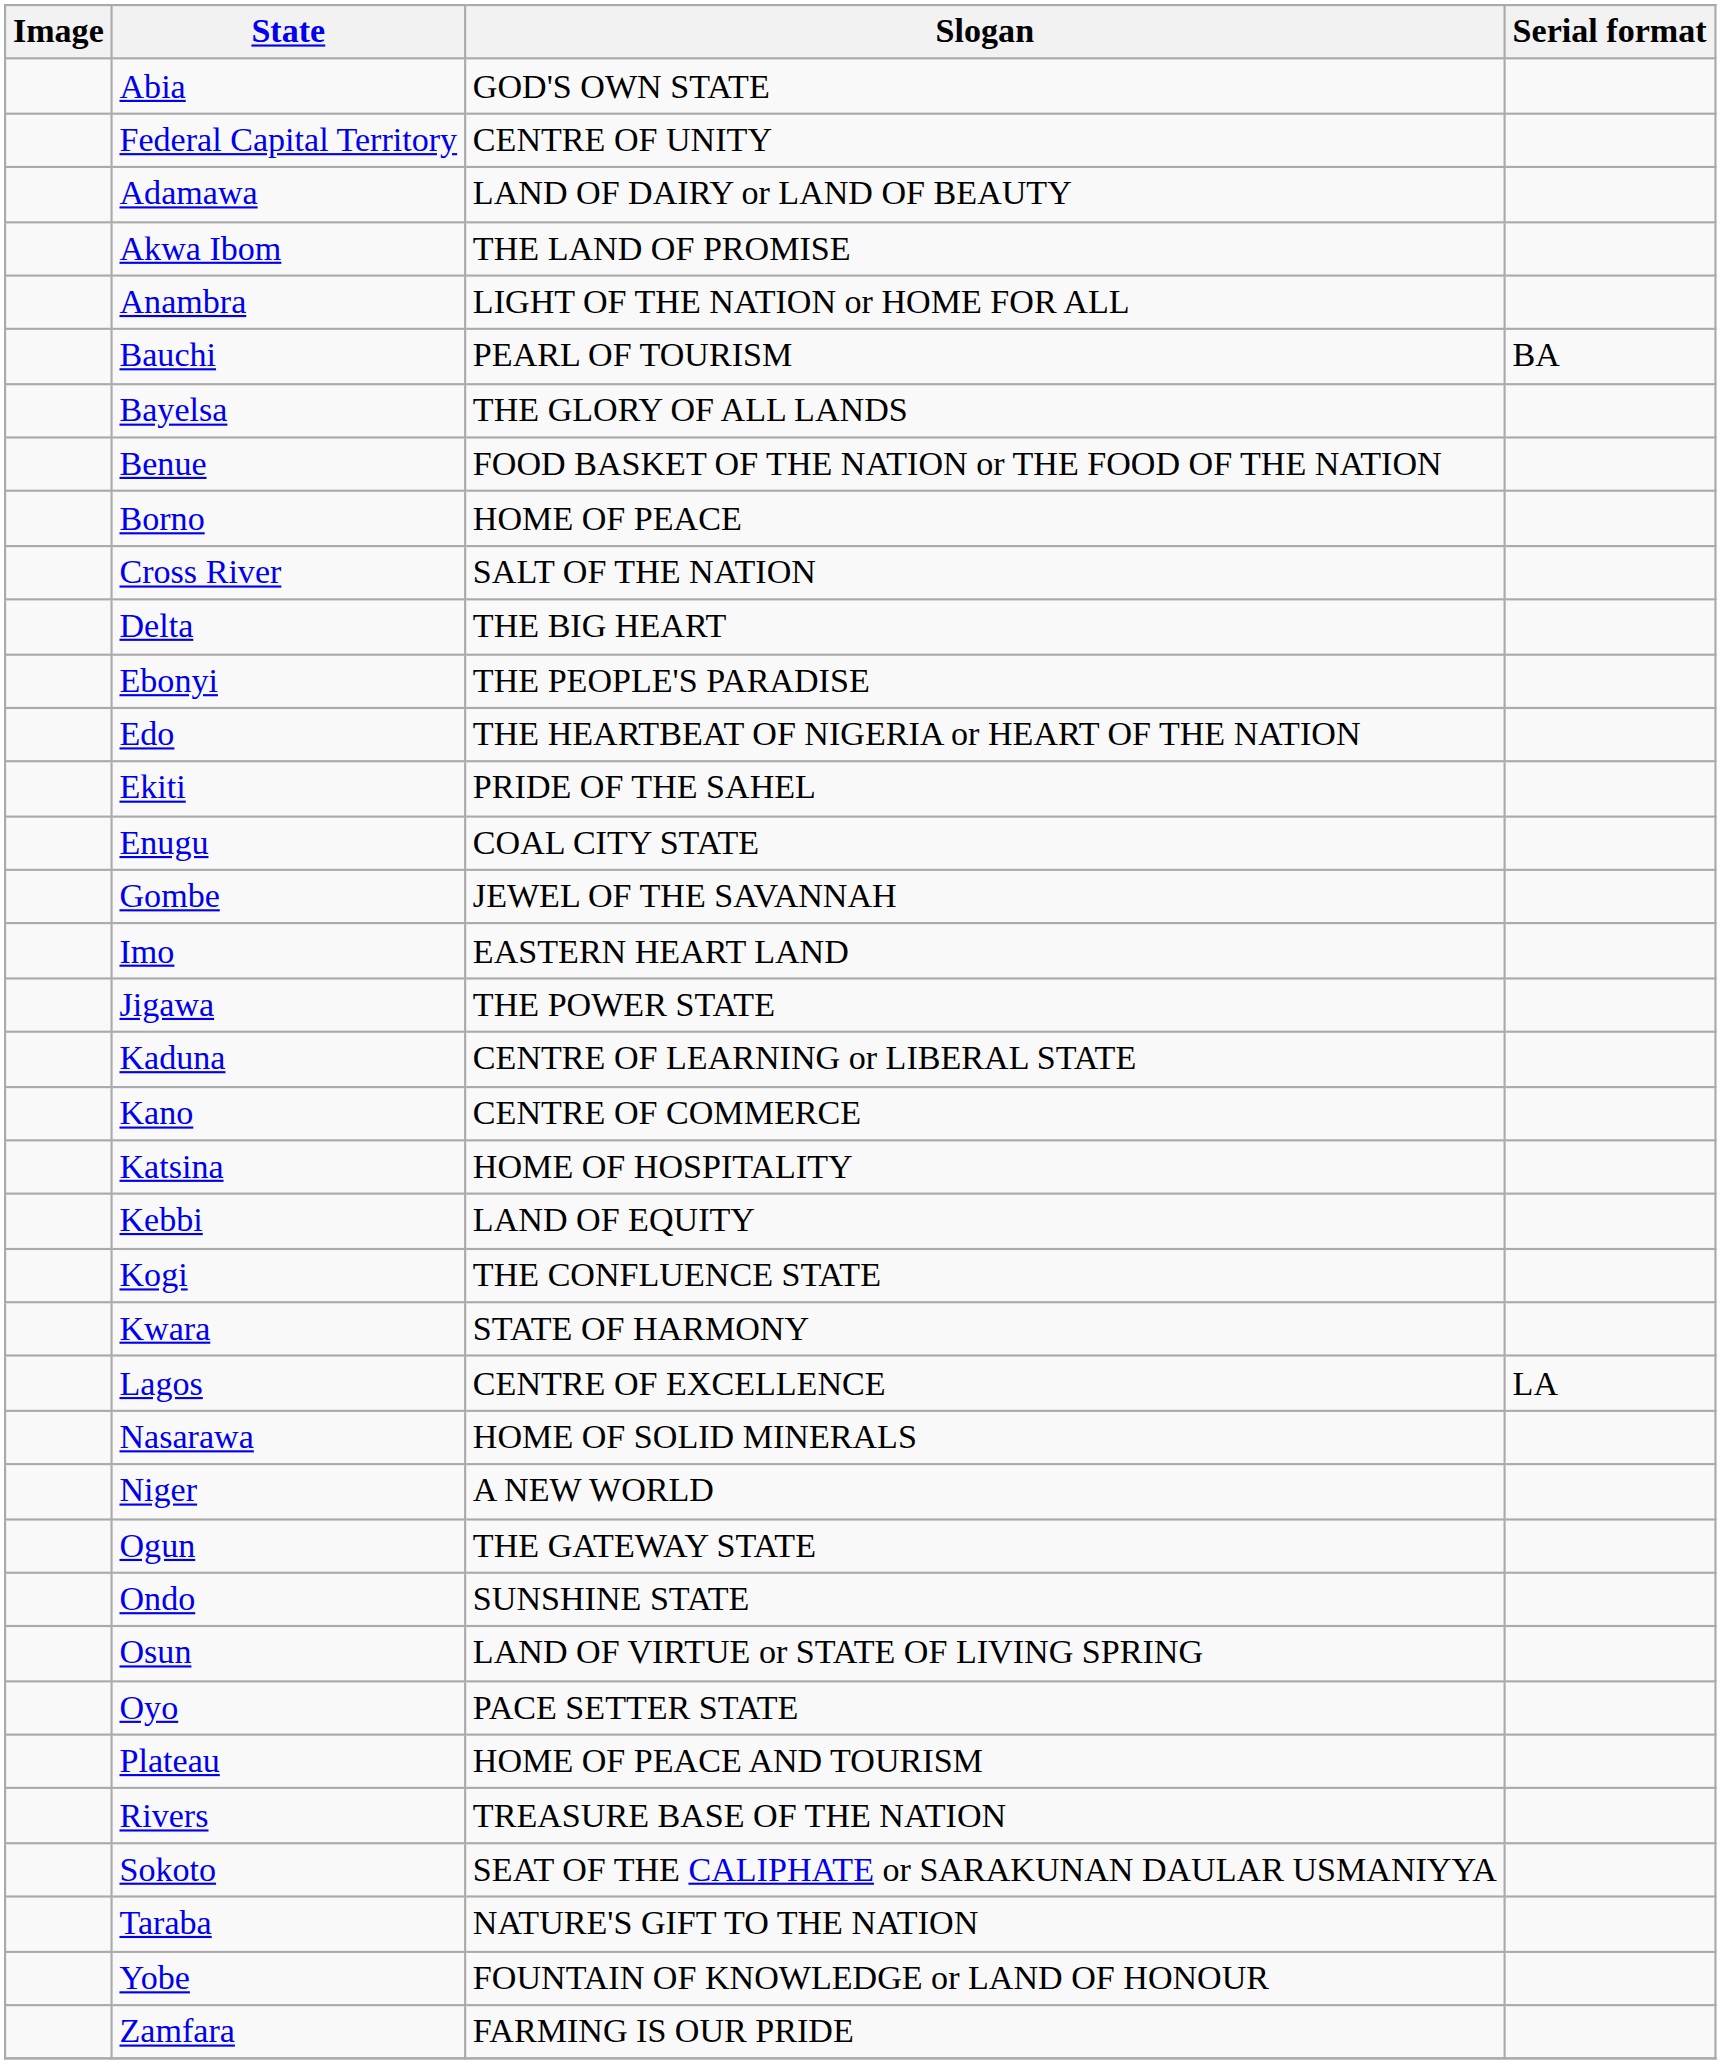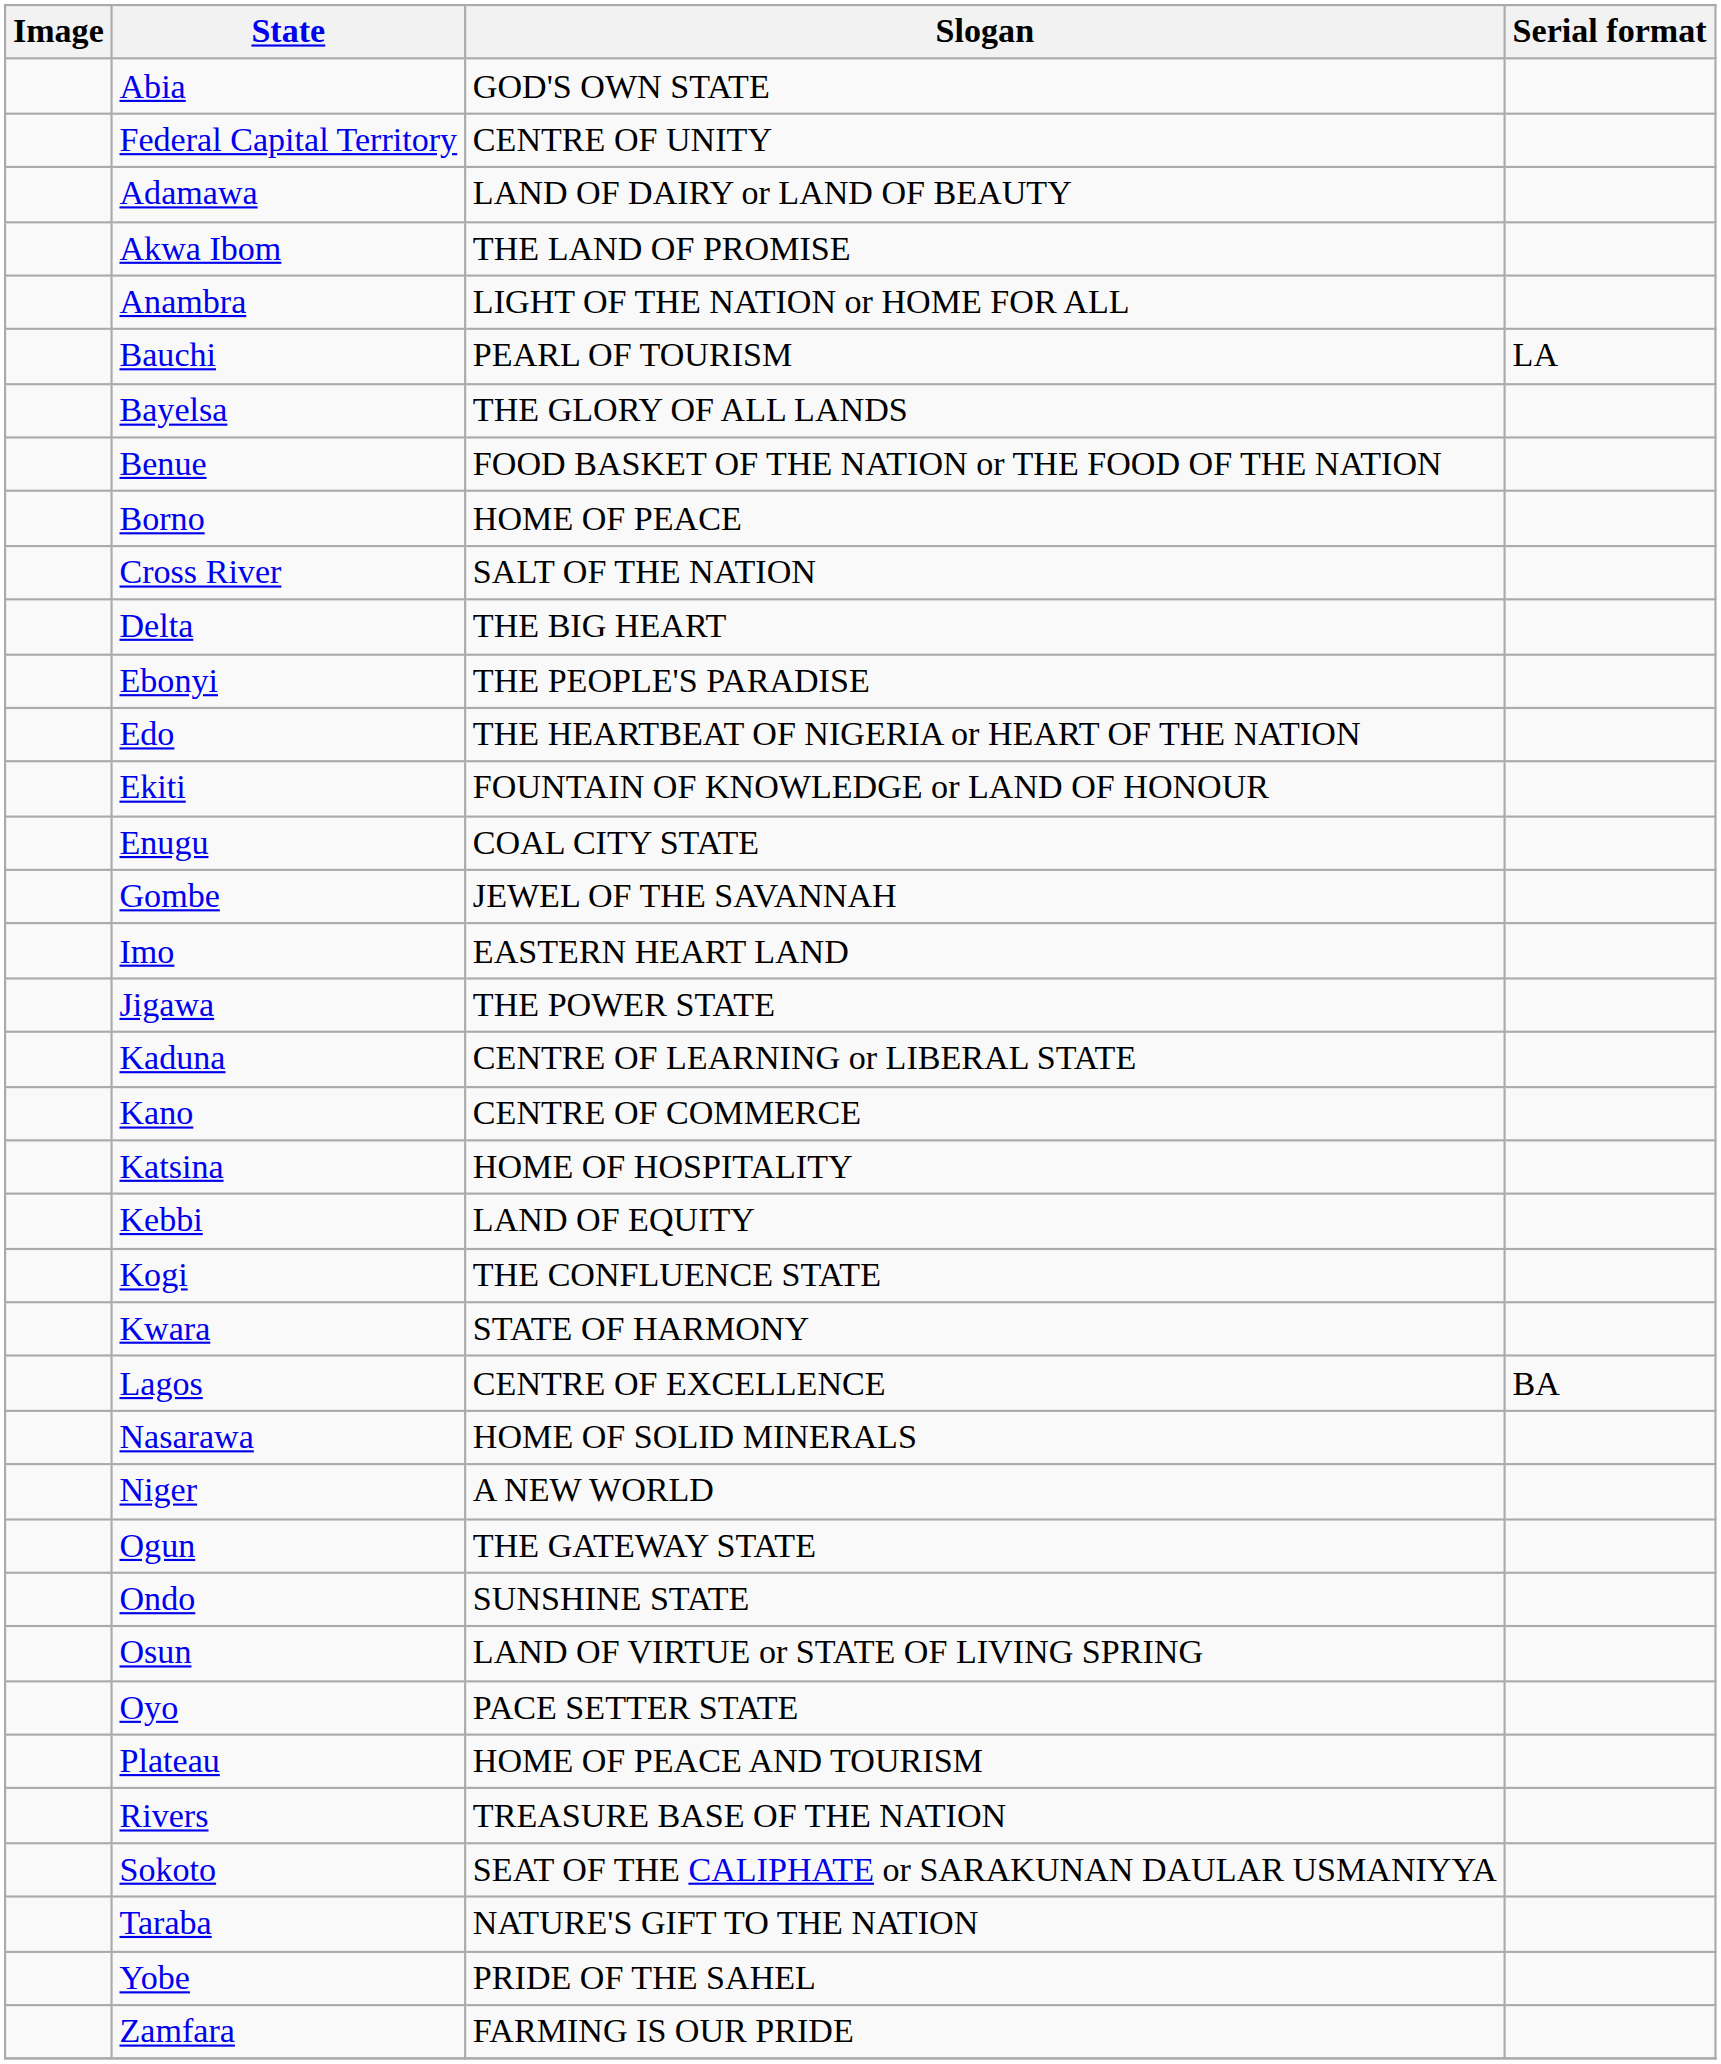(1536, 355) BA -> (1535, 355) LA
(644, 788) PRIDE OF THE SAHEL -> (871, 788) FOUNTAIN OF KNOWLEDGE or LAND OF HONOUR
(1535, 1382) LA -> (1536, 1382) BA
(871, 1977) FOUNTAIN OF KNOWLEDGE or LAND OF HONOUR -> (644, 1977) PRIDE OF THE SAHEL
